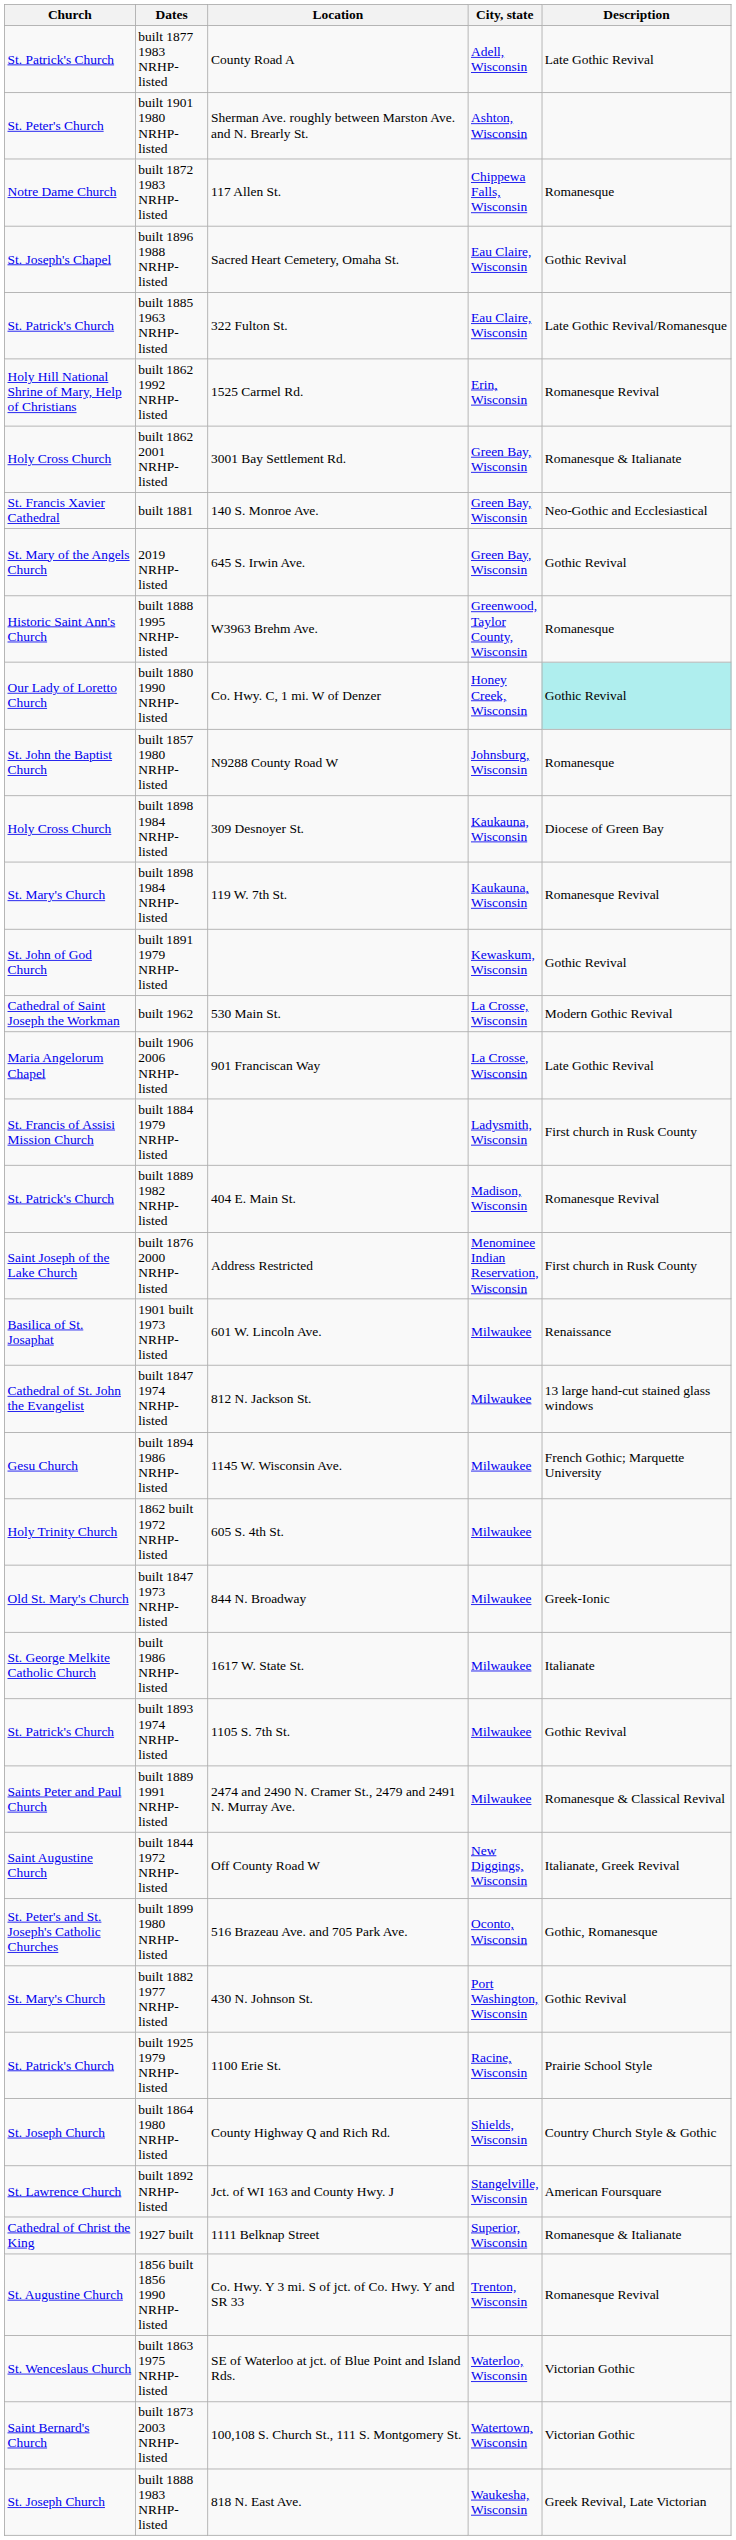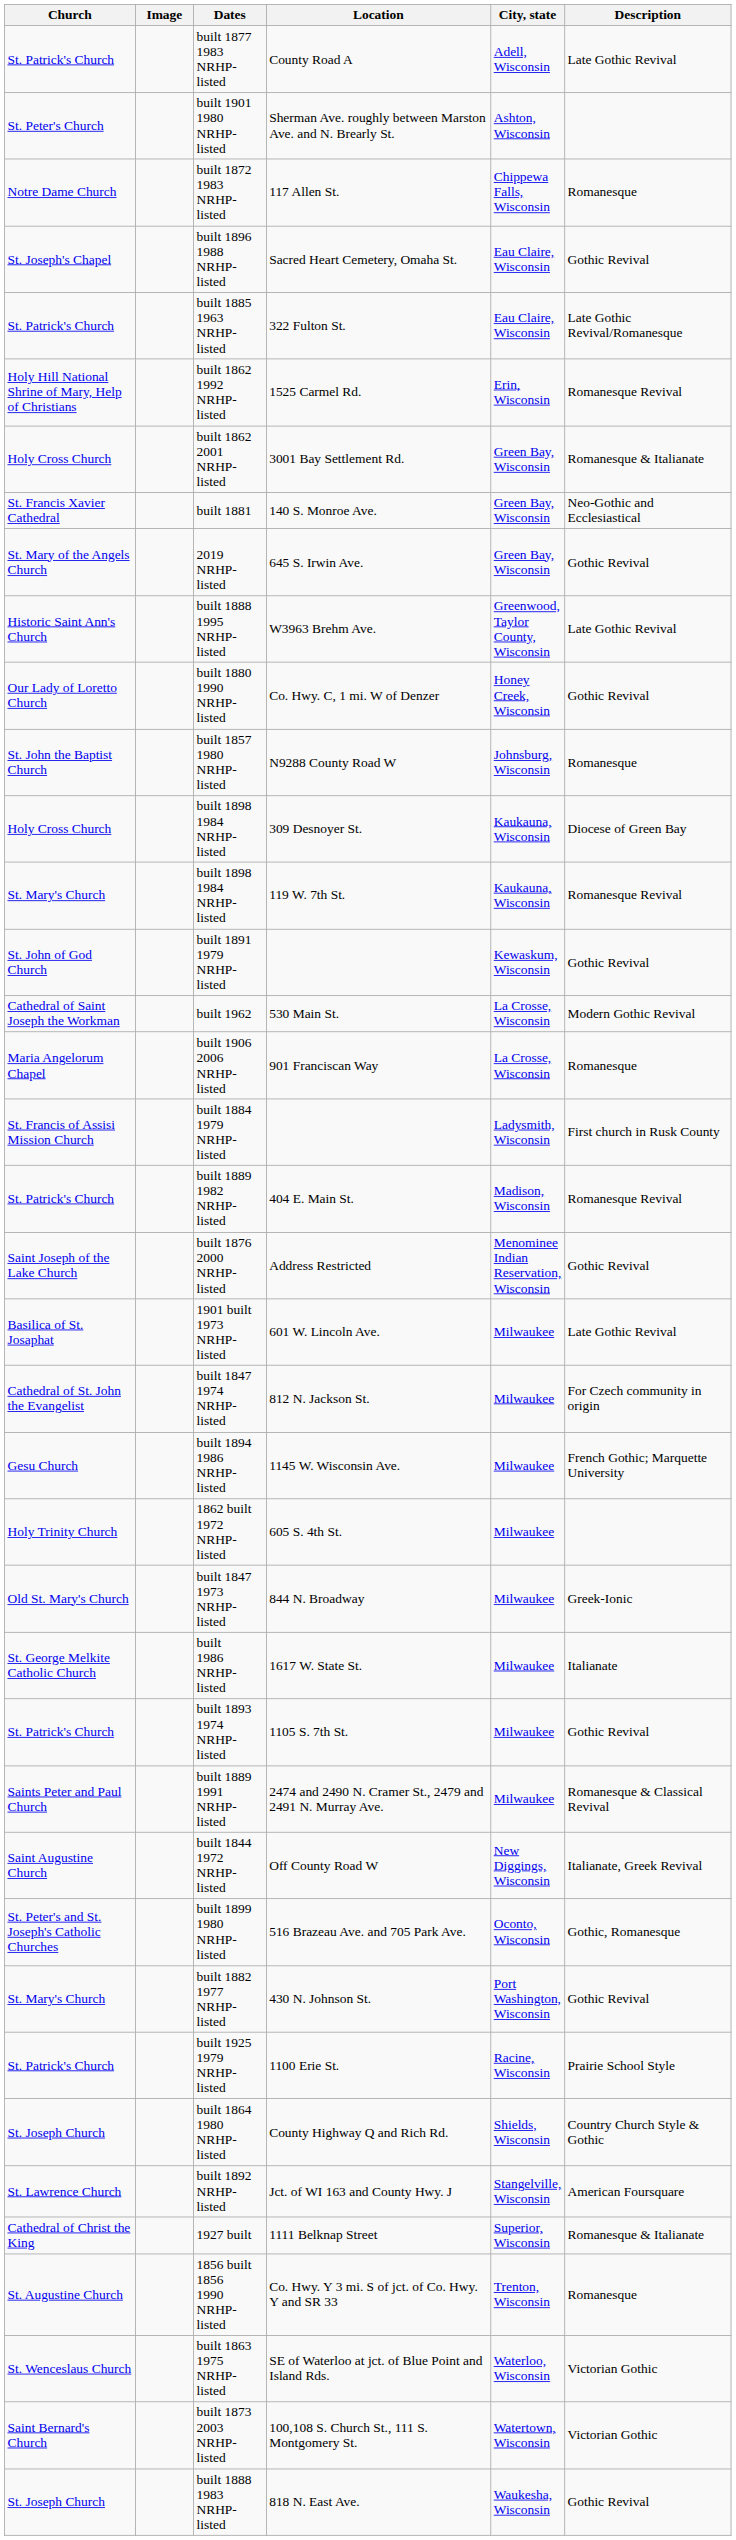+ column: (164, 15)
(579, 628) Romanesque -> (622, 628) Late Gothic Revival
(586, 695) paleturquoise background -> (608, 695) no background
(599, 1065) Late Gothic Revival -> (602, 1065) Romanesque
(621, 1265) First church in Rusk County -> (608, 1265) Gothic Revival
(578, 1332) Renaissance -> (622, 1332) Late Gothic Revival
(627, 1398) 13 large hand-cut stained glass windows -> (634, 1398) For Czech community in origin
(602, 2294) Romanesque Revival -> (602, 2294) Romanesque
(626, 2502) Greek Revival, Late Victorian -> (608, 2502) Gothic Revival
